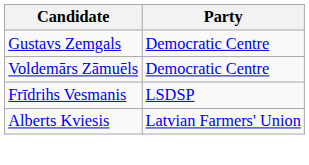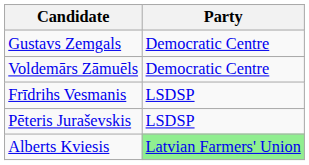+ row: (70, 120)
(223, 120) no background -> (223, 146) lightgreen background
